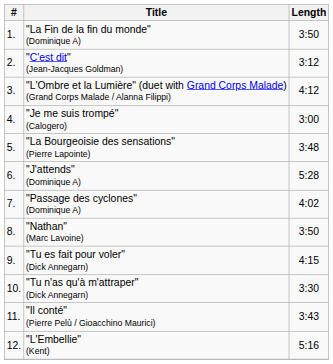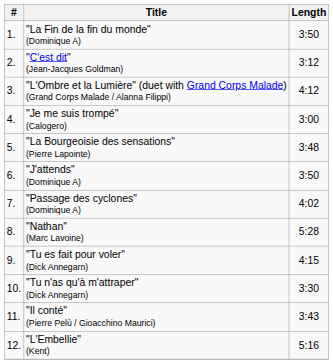(309, 176) 5:28 -> (309, 176) 3:50
(309, 232) 3:50 -> (309, 232) 5:28
